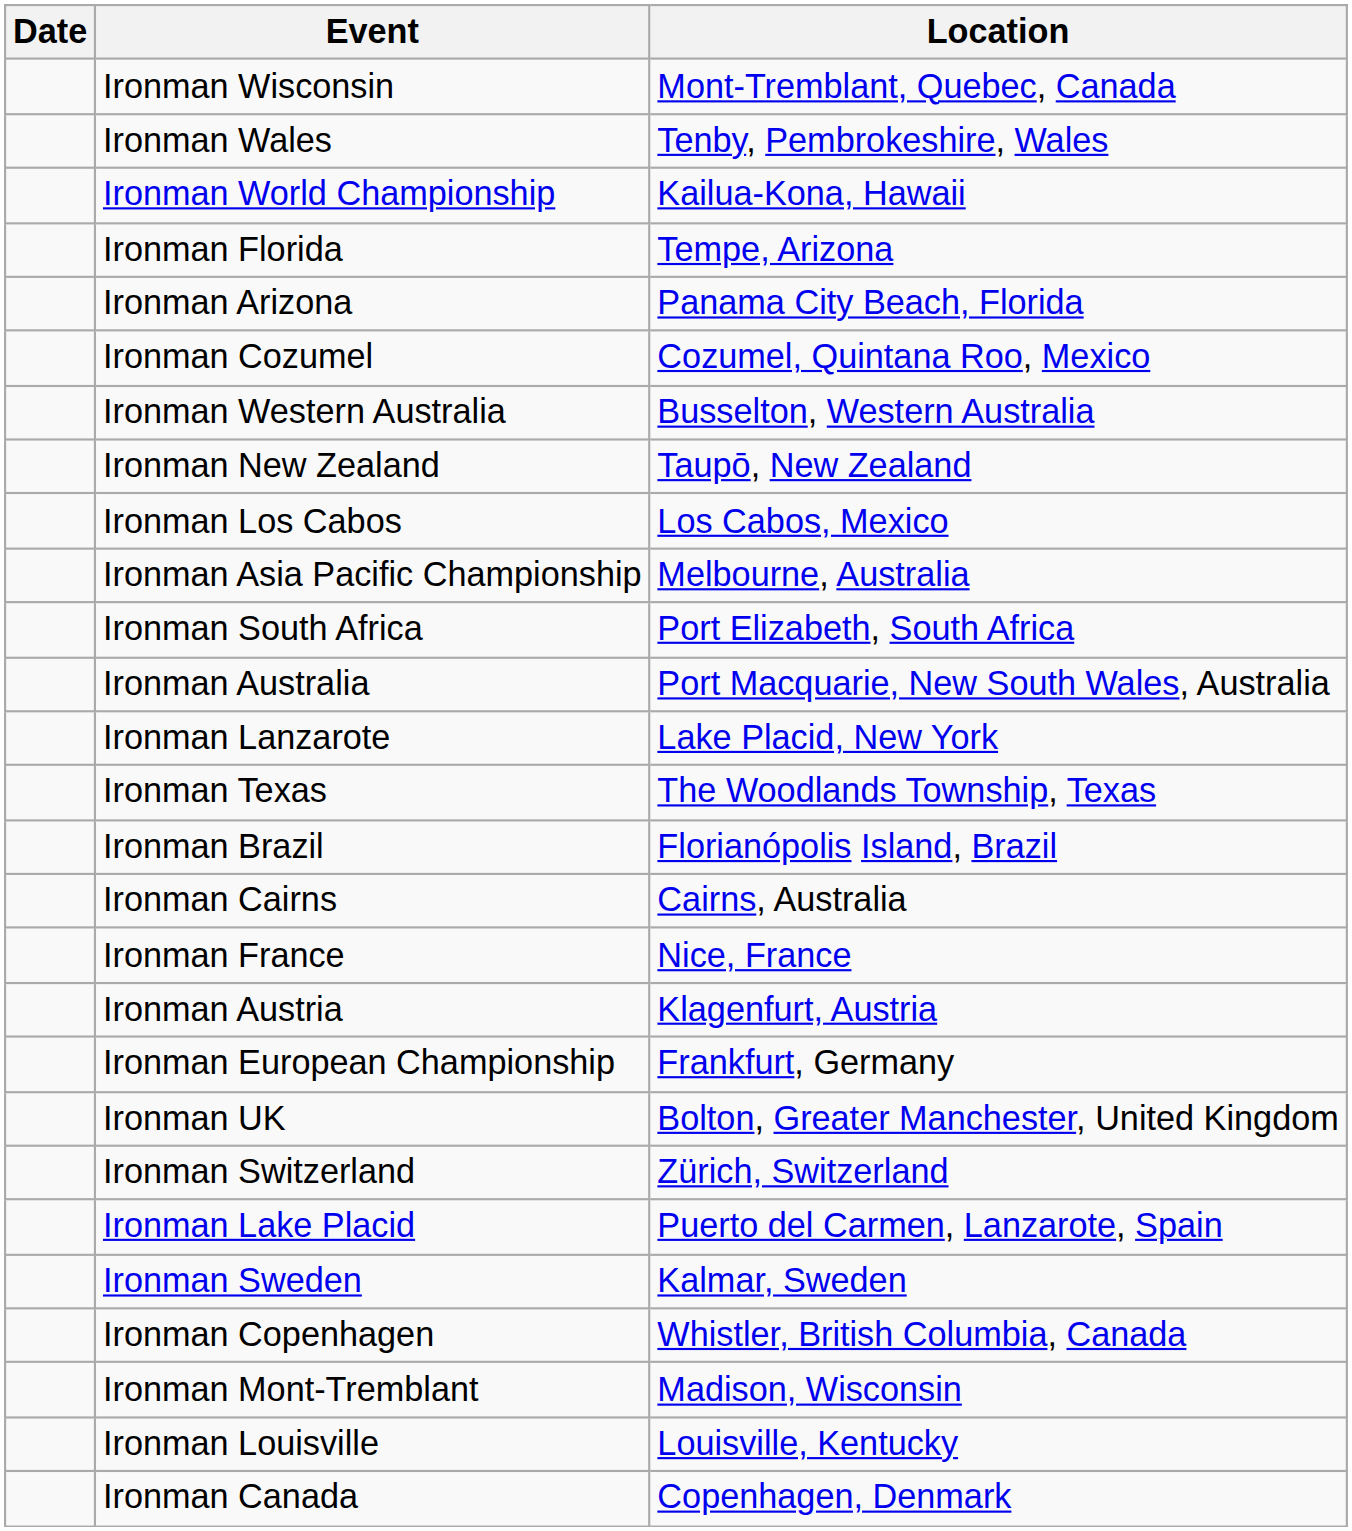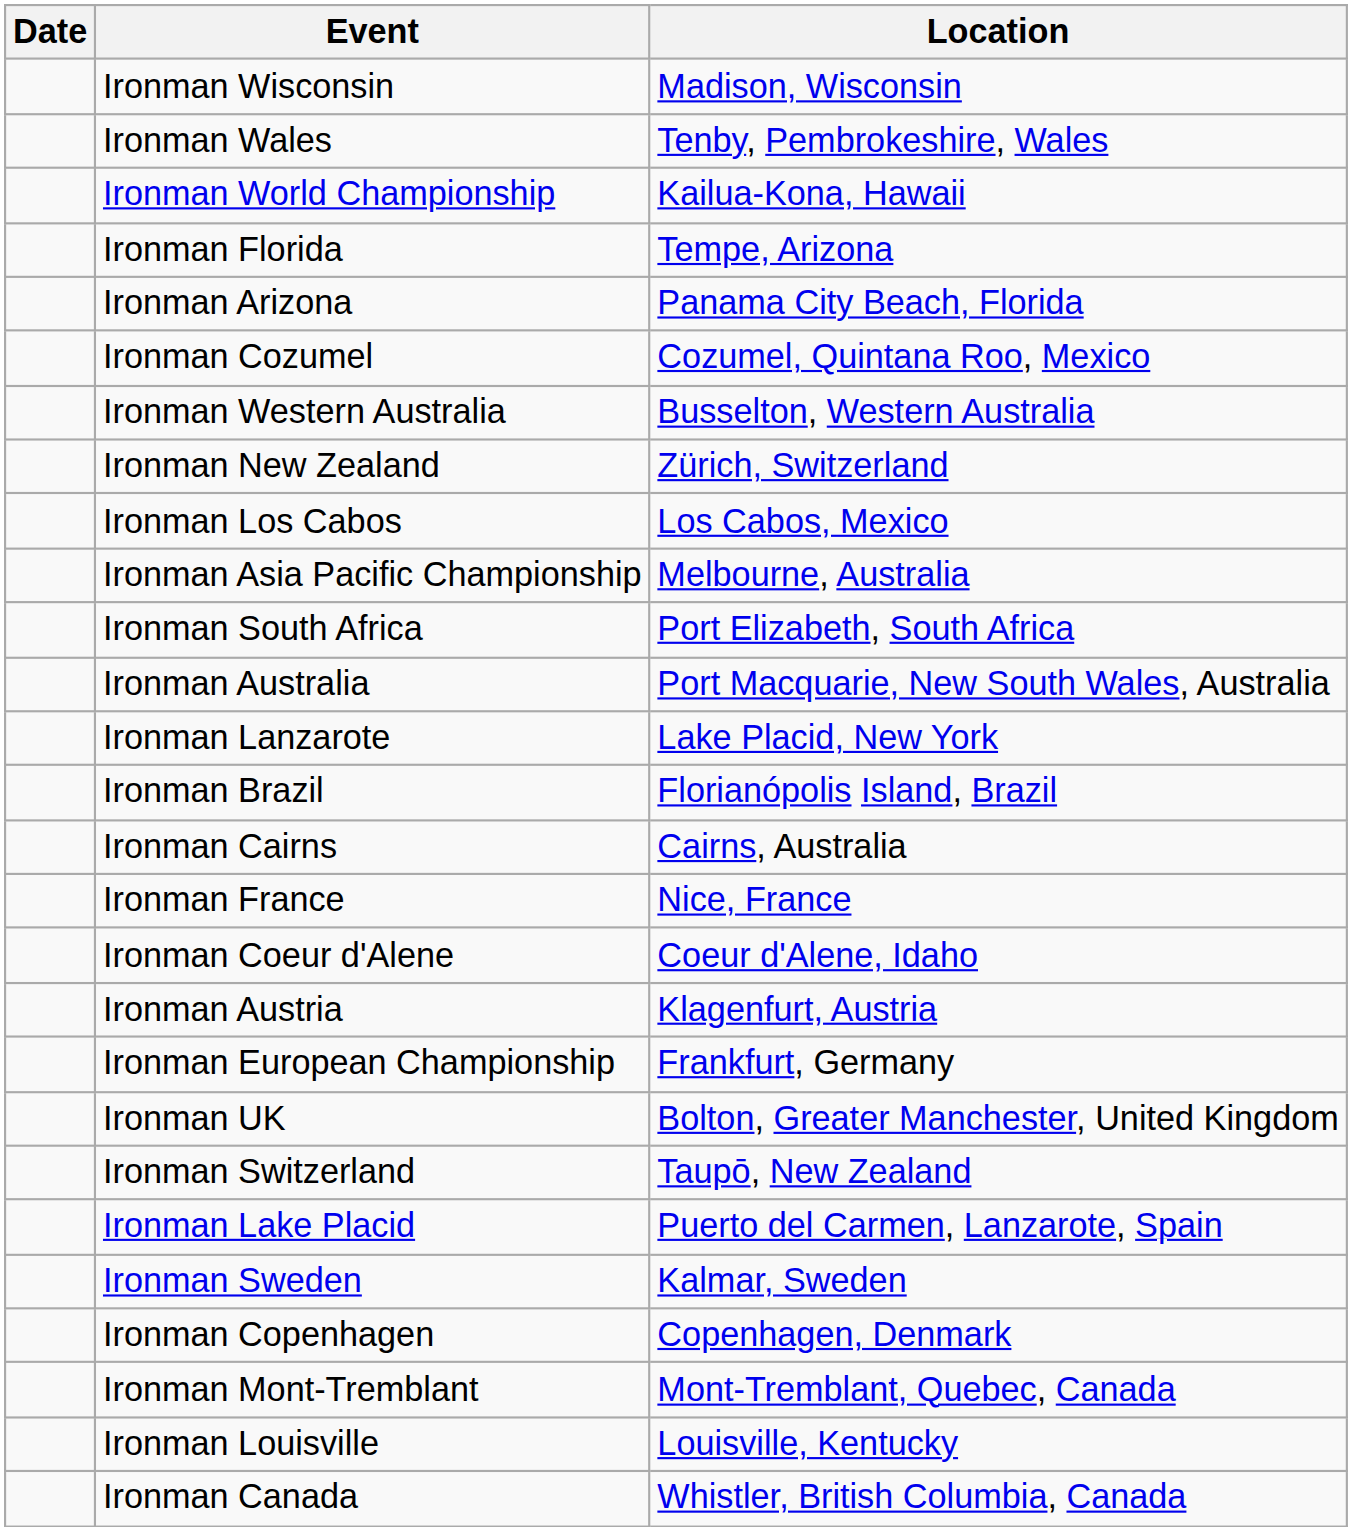(917, 85) Mont-Tremblant, Quebec, Canada -> (810, 85) Madison, Wisconsin
(814, 466) Taupō, New Zealand -> (803, 466) Zürich, Switzerland
- row: (215, 791)
+ row: (279, 954)
(803, 1172) Zürich, Switzerland -> (814, 1172) Taupō, New Zealand
(922, 1334) Whistler, British Columbia, Canada -> (834, 1334) Copenhagen, Denmark
(810, 1389) Madison, Wisconsin -> (917, 1389) Mont-Tremblant, Quebec, Canada
(834, 1497) Copenhagen, Denmark -> (922, 1497) Whistler, British Columbia, Canada
